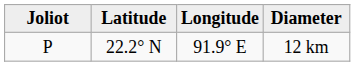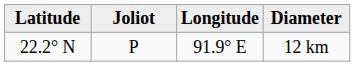columns swapped: (48, 18) <-> (134, 18)
